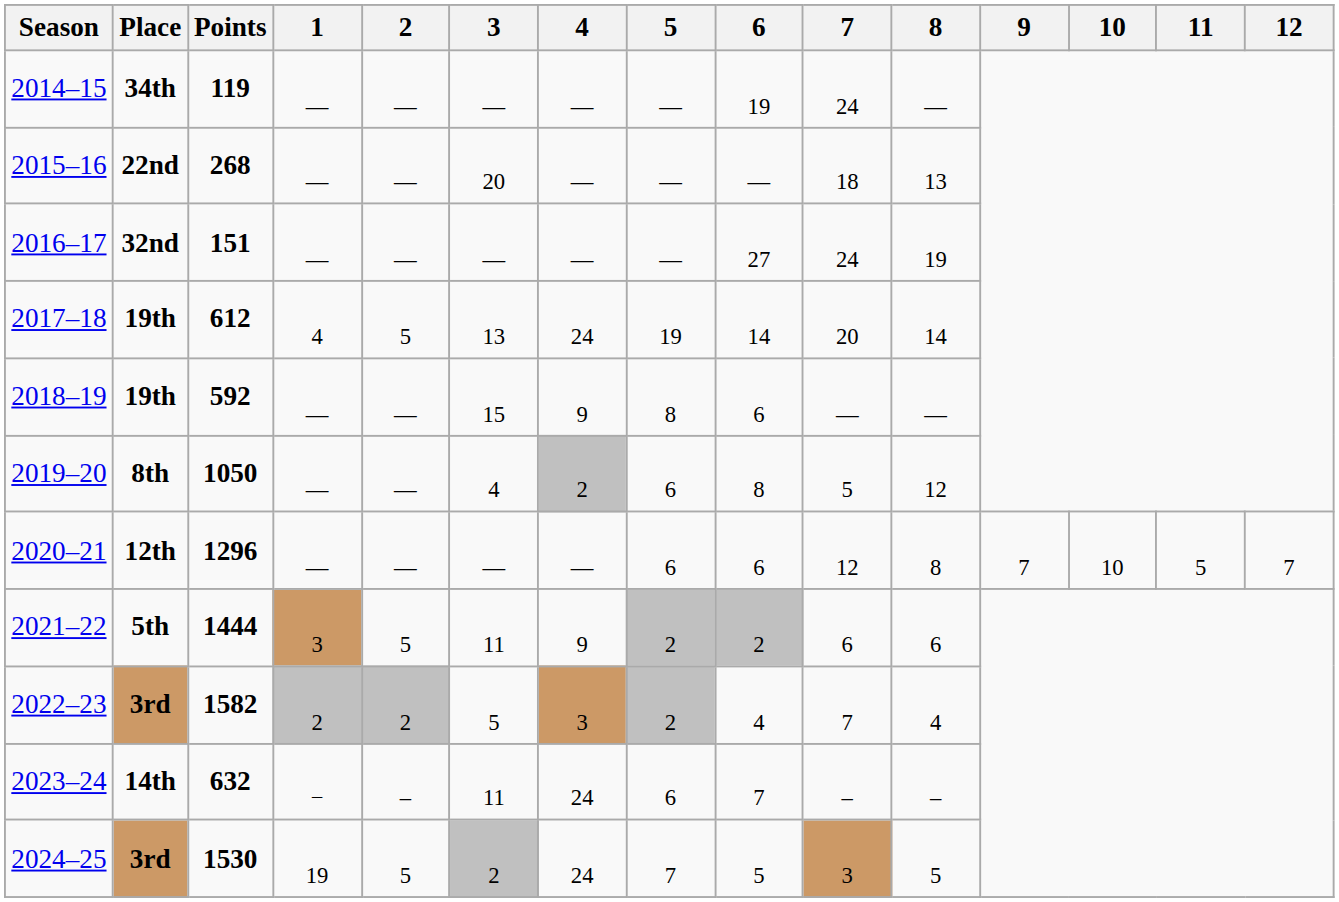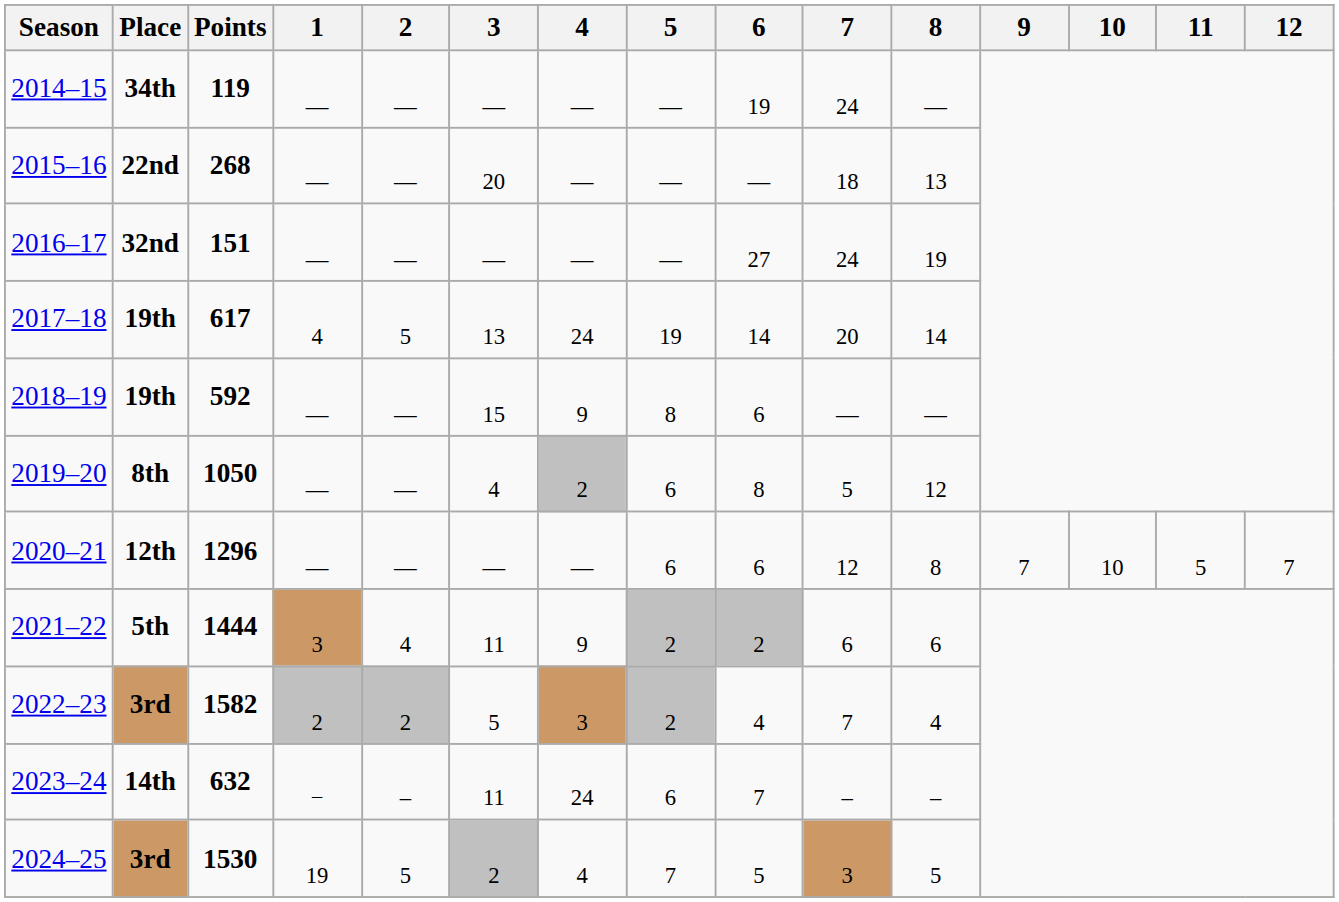(230, 319) 612 -> (230, 319) 617
(405, 645) 5 -> (405, 645) 4
(582, 876) 24 -> (582, 876) 4
